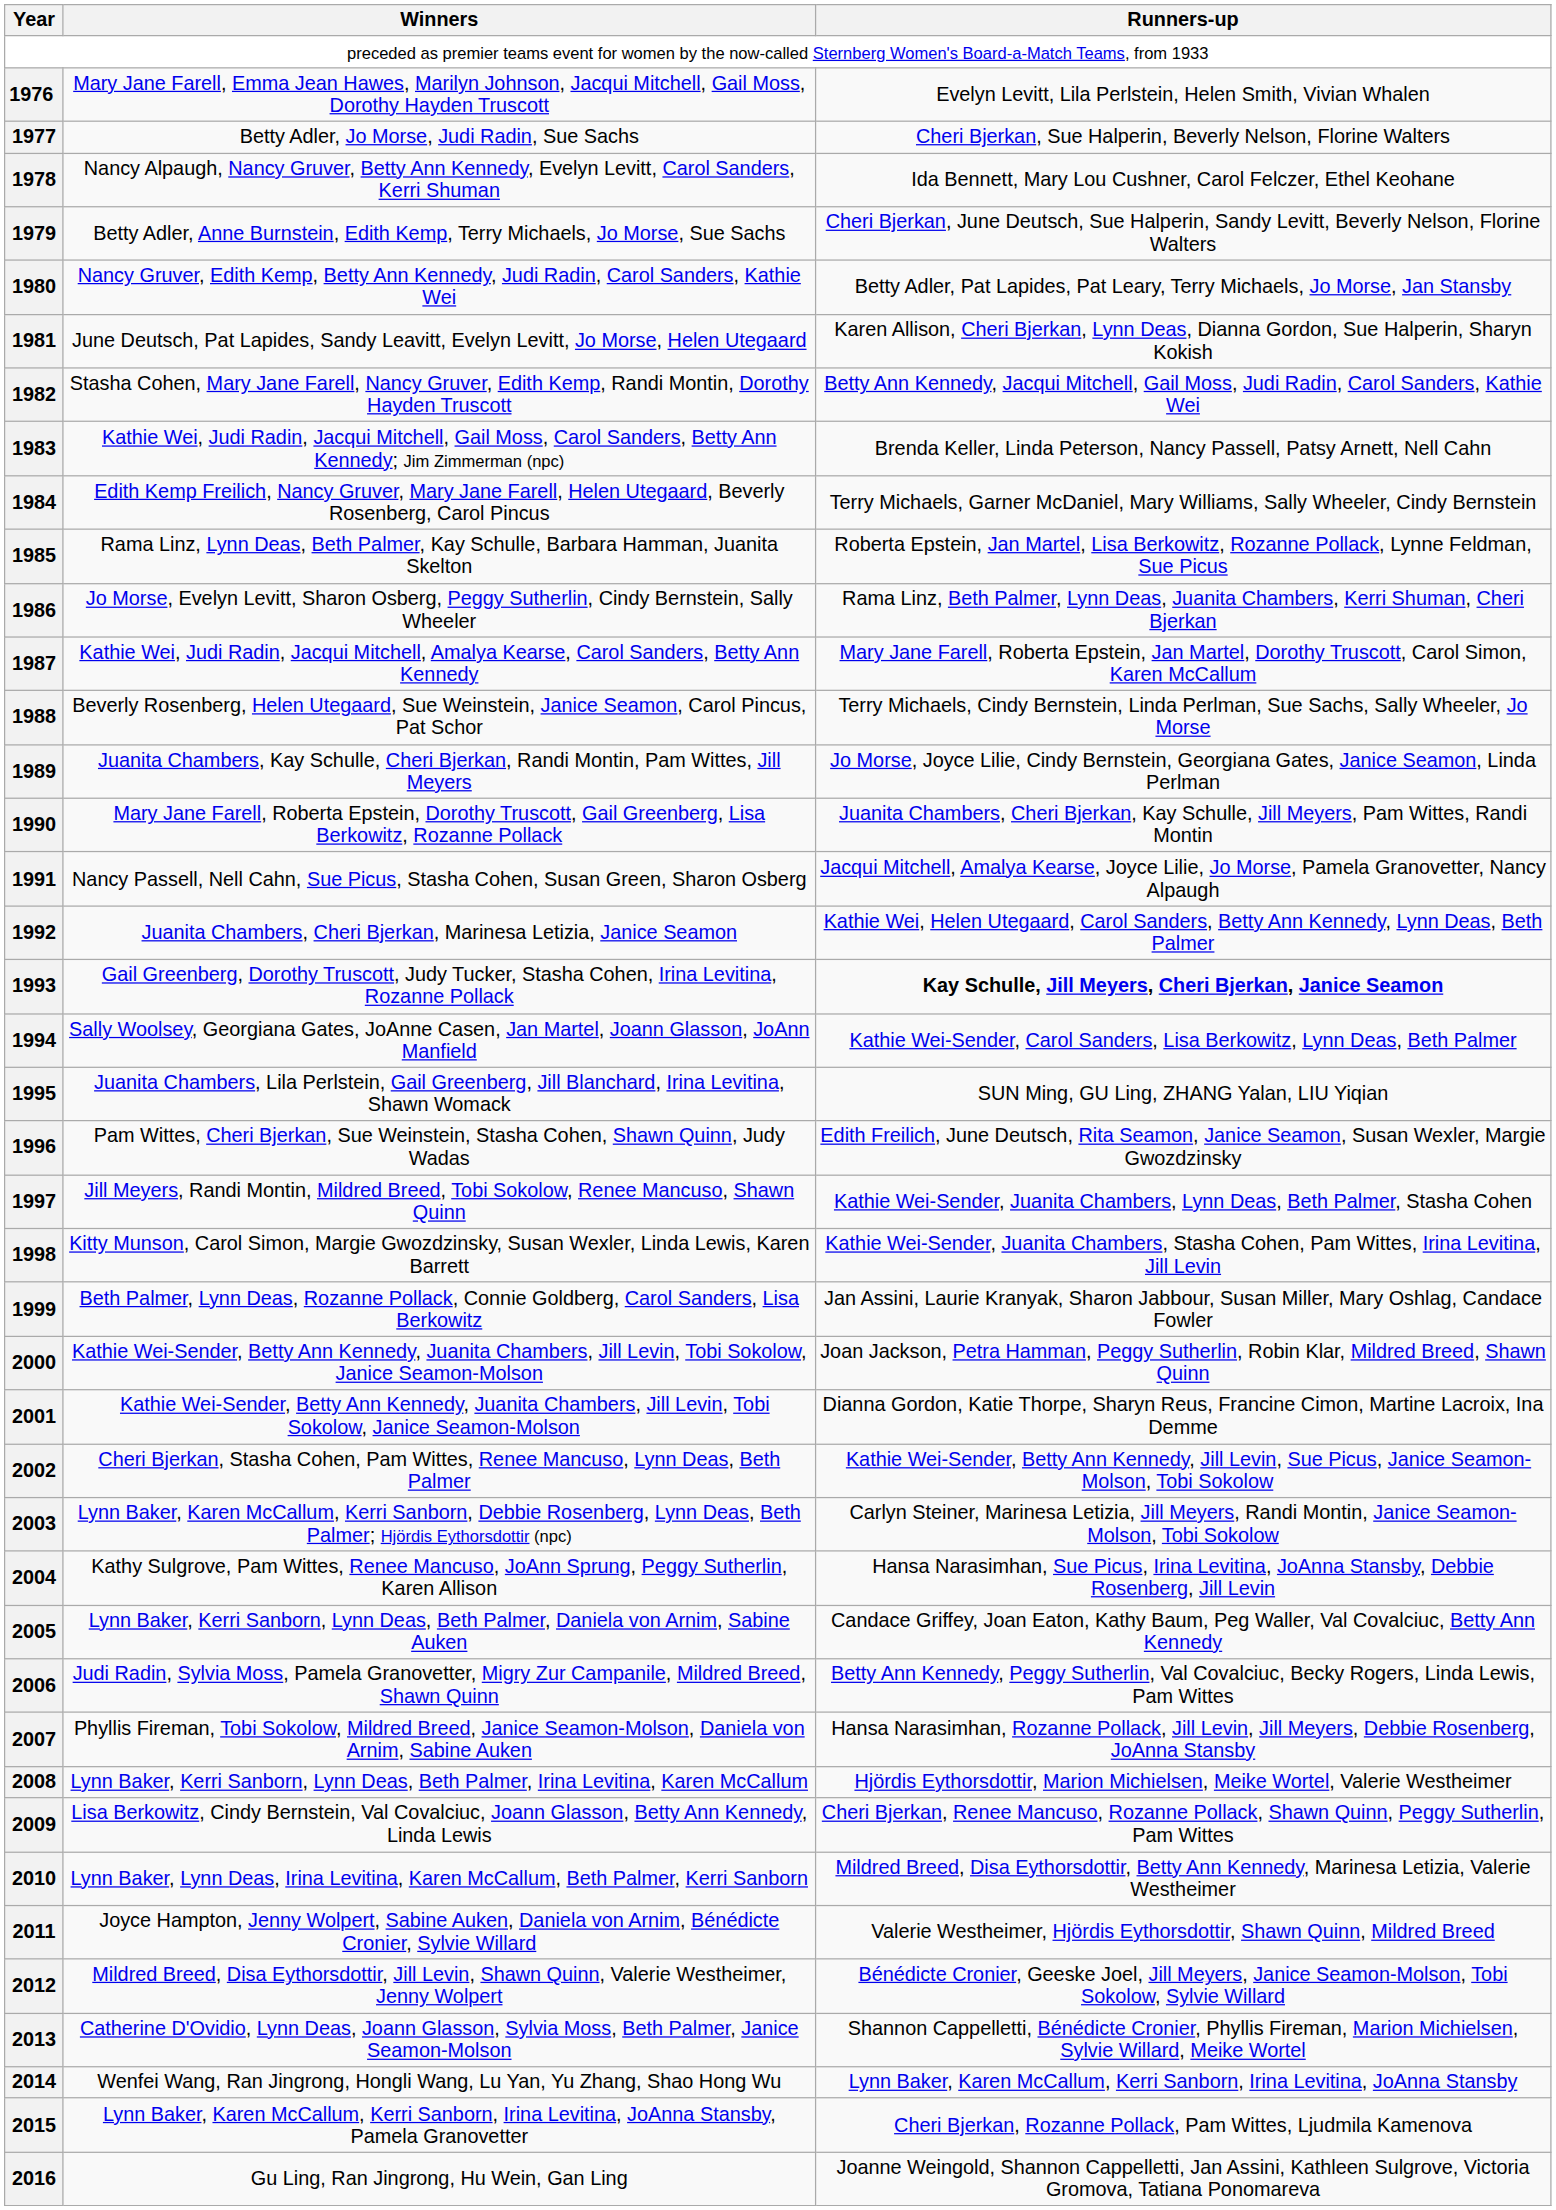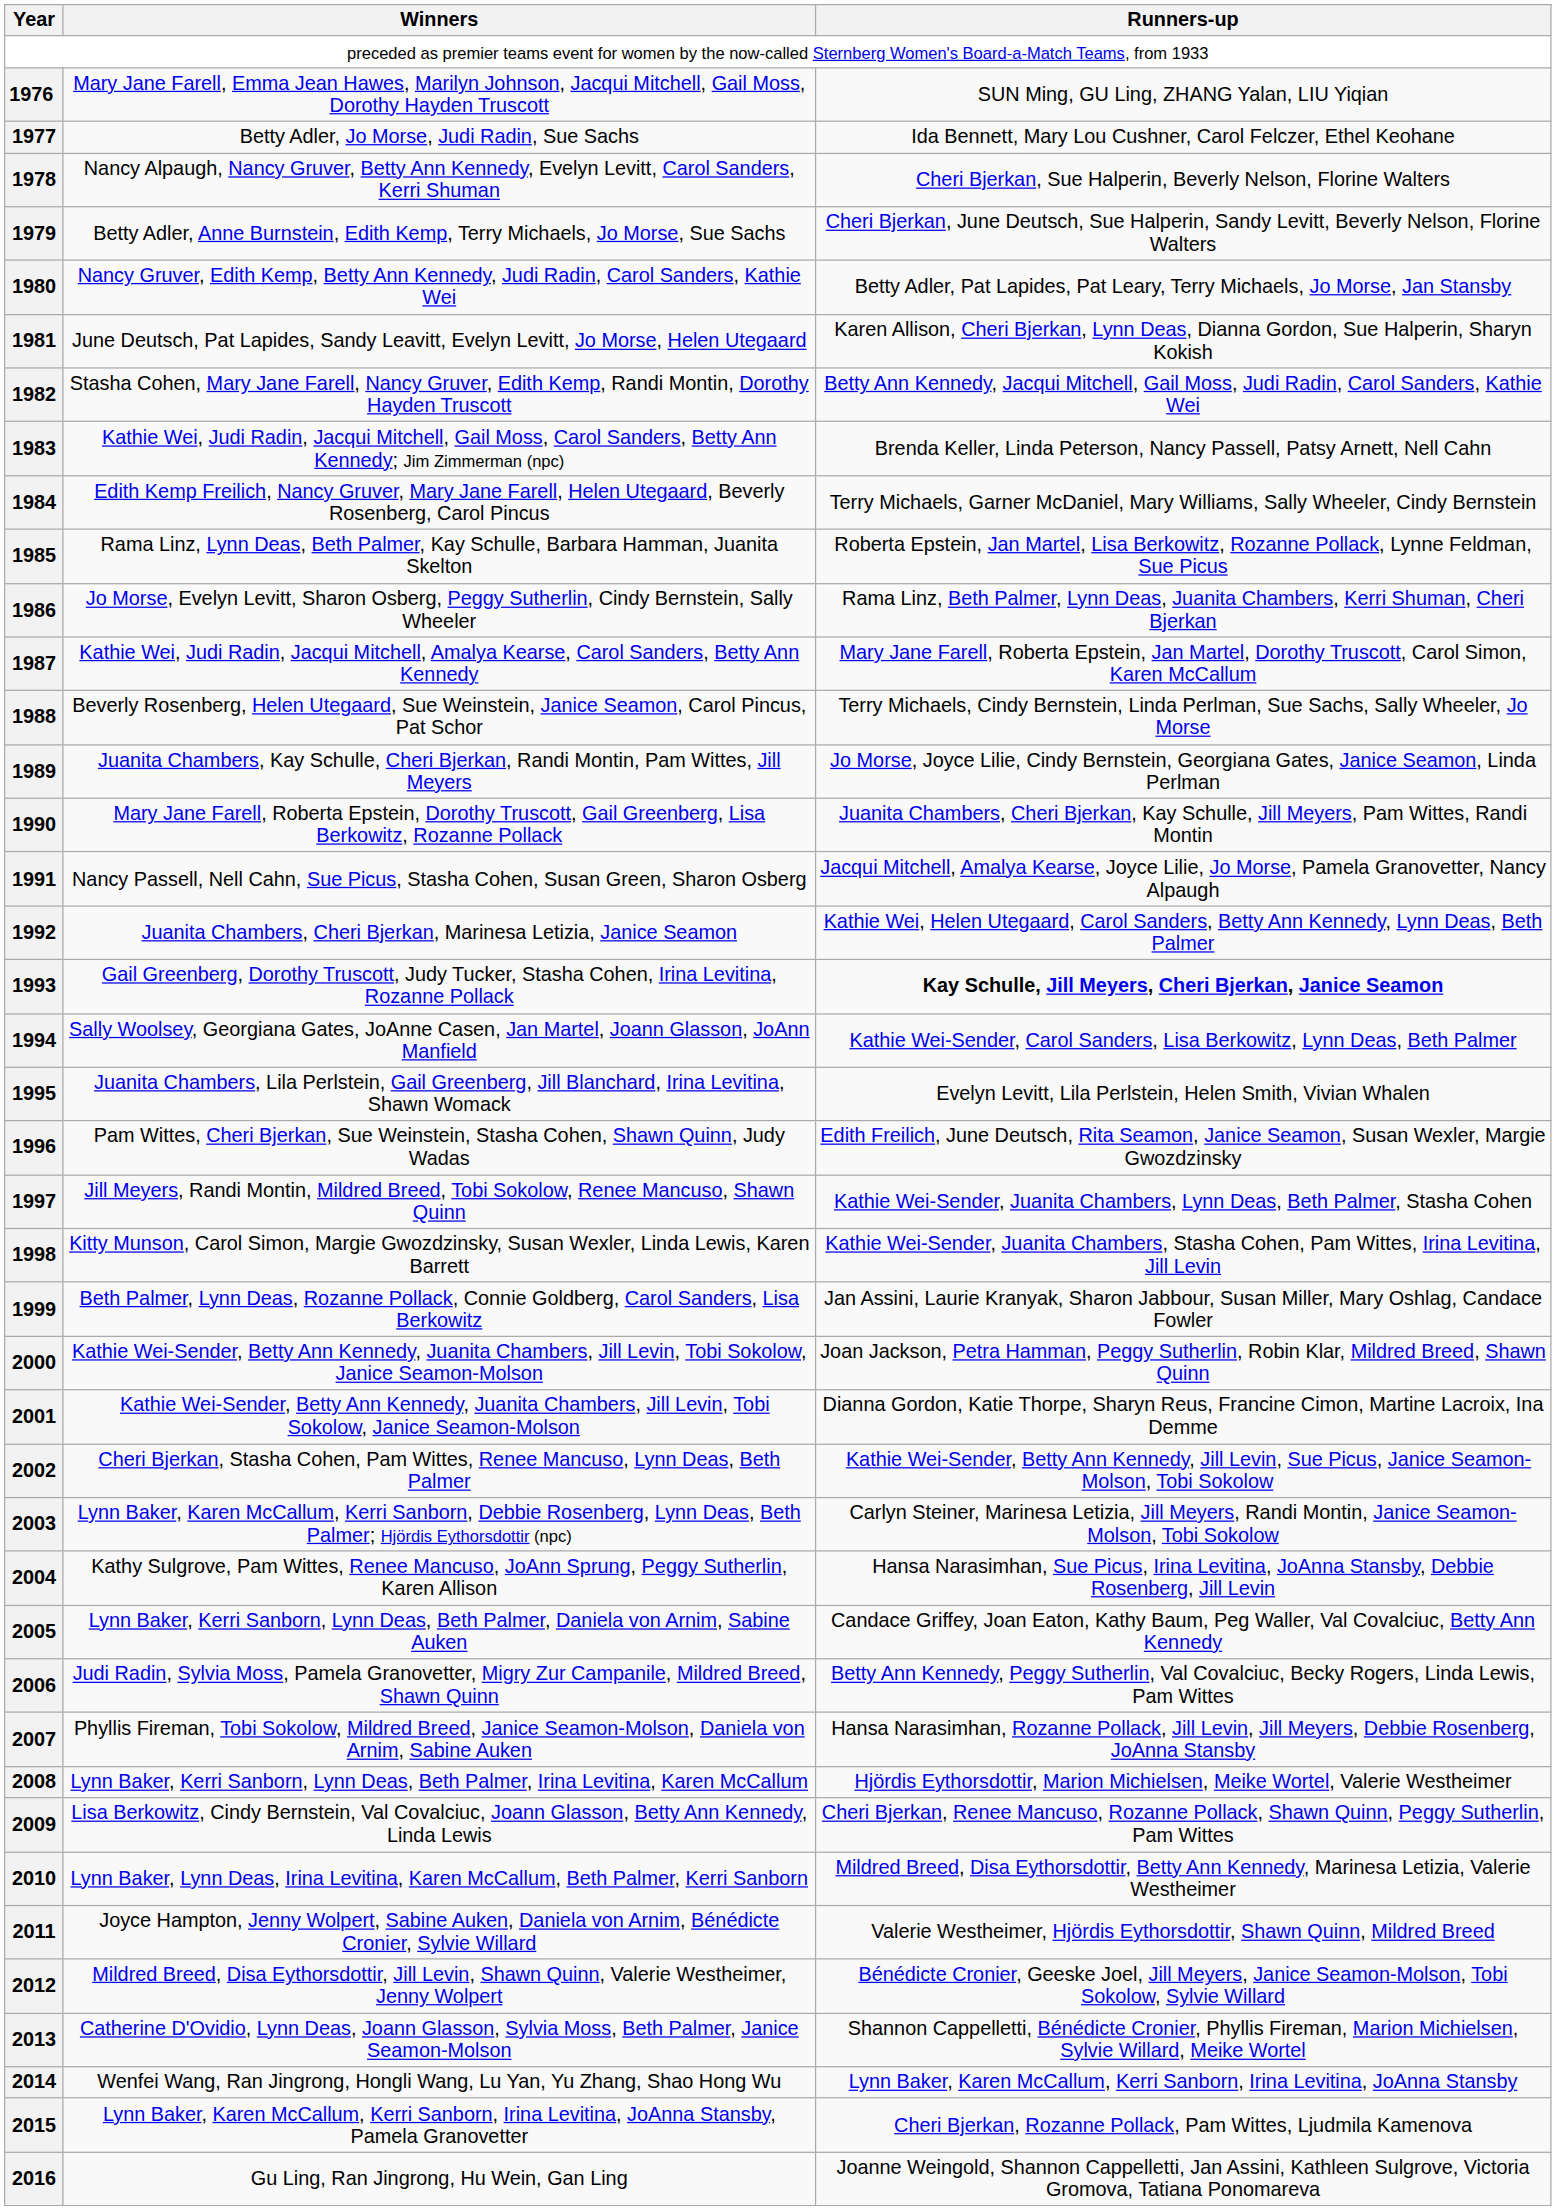(1183, 94) Evelyn Levitt, Lila Perlstein, Helen Smith, Vivian Whalen -> (1183, 94) SUN Ming, GU Ling, ZHANG Yalan, LIU Yiqian
(1183, 136) Cheri Bjerkan, Sue Halperin, Beverly Nelson, Florine Walters -> (1183, 136) Ida Bennett, Mary Lou Cushner, Carol Felczer, Ethel Keohane
(1183, 179) Ida Bennett, Mary Lou Cushner, Carol Felczer, Ethel Keohane -> (1183, 179) Cheri Bjerkan, Sue Halperin, Beverly Nelson, Florine Walters
(1183, 1093) SUN Ming, GU Ling, ZHANG Yalan, LIU Yiqian -> (1183, 1093) Evelyn Levitt, Lila Perlstein, Helen Smith, Vivian Whalen
